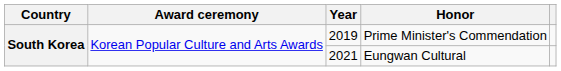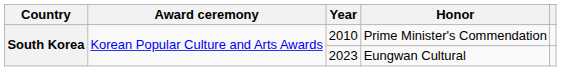(343, 35) 2019 -> (343, 35) 2010
(343, 55) 2021 -> (343, 55) 2023
